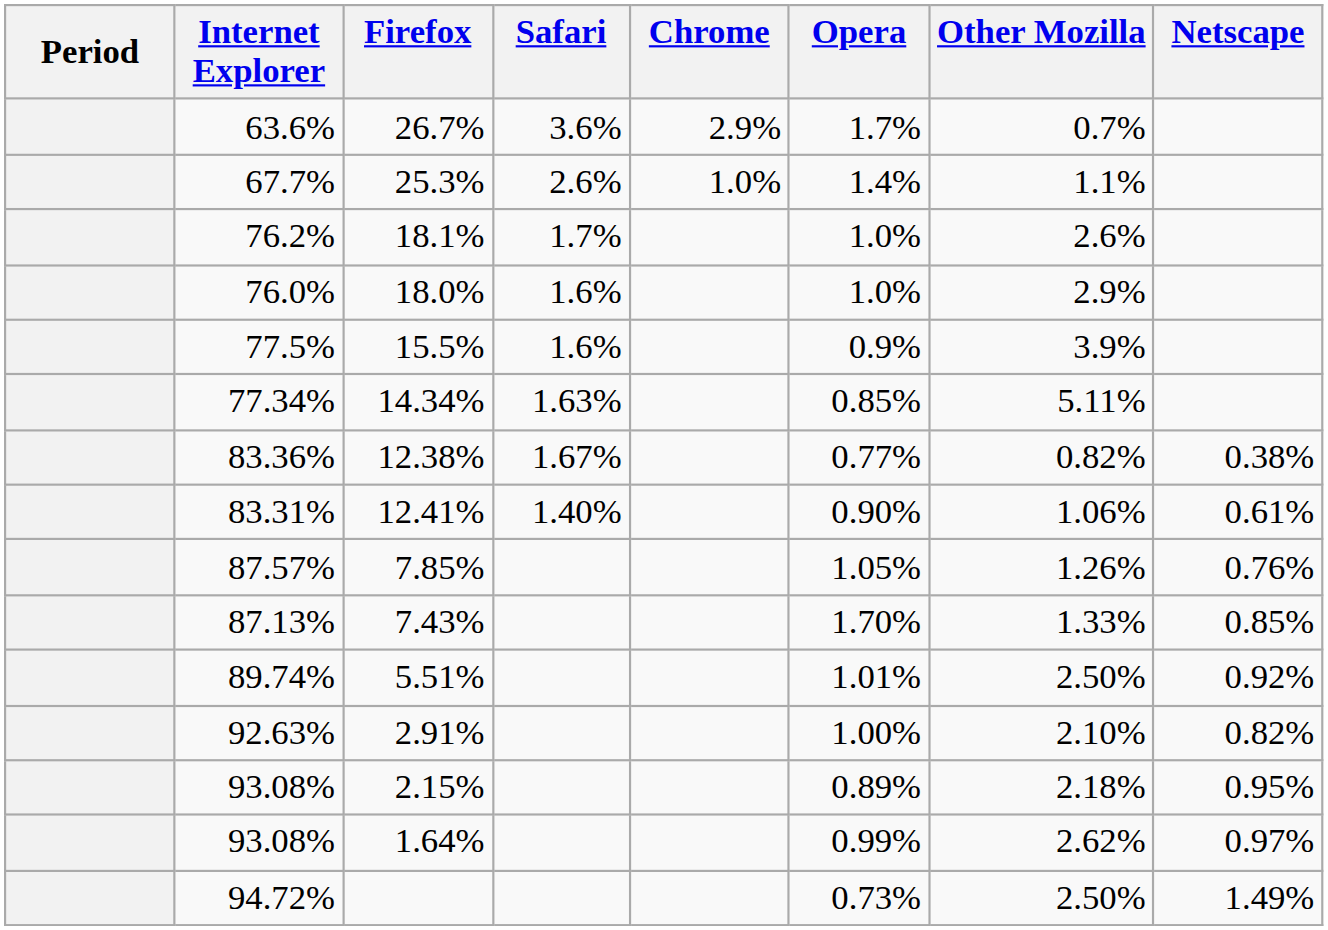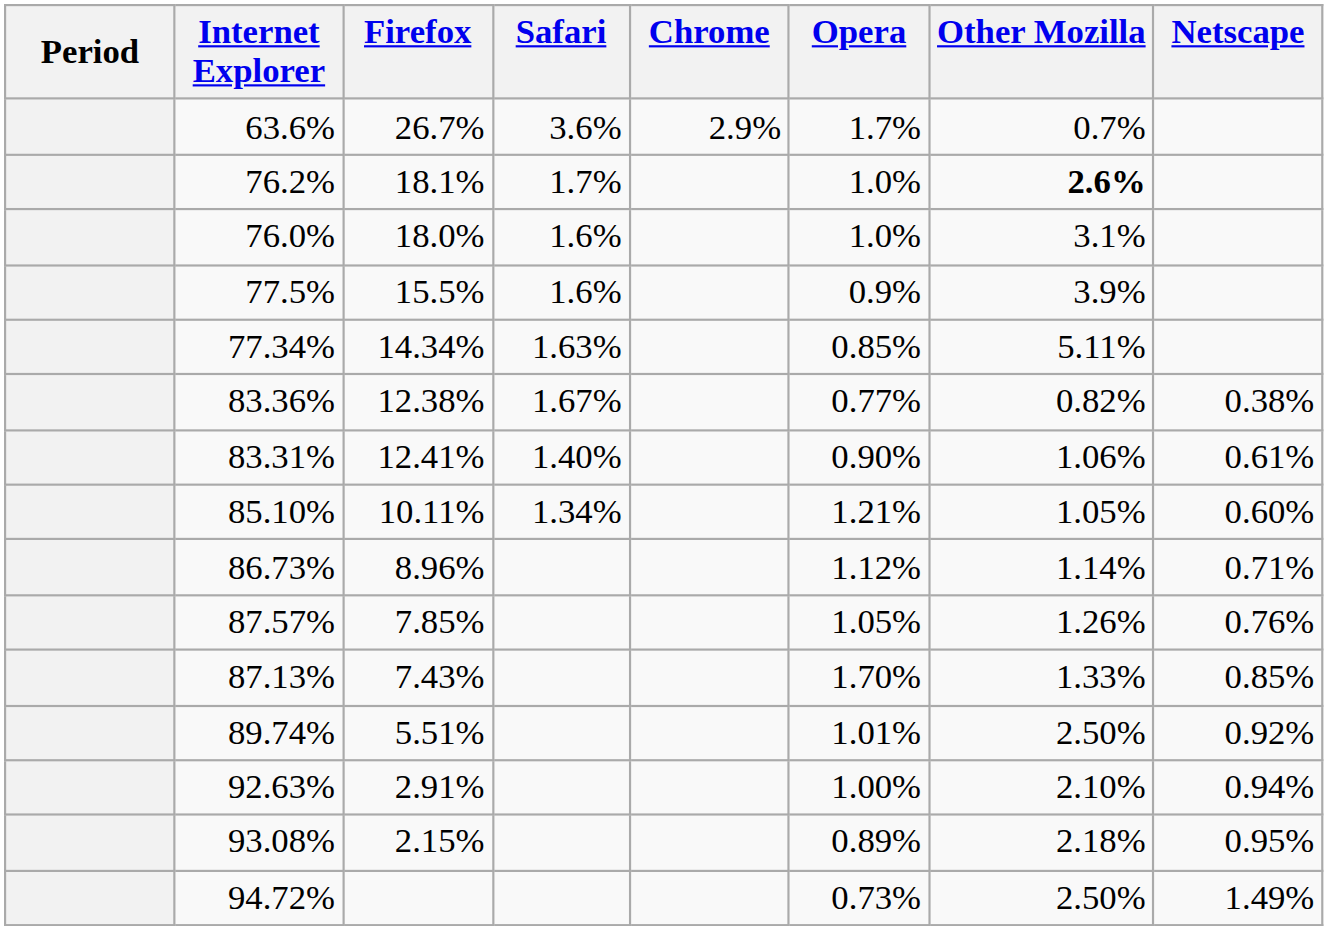- row: (440, 181)
(1109, 236) normal -> (1107, 181) bold
(1109, 291) 2.9% -> (1109, 236) 3.1%
+ row: (432, 511)
+ row: (440, 566)
(1269, 731) 0.82% -> (1269, 786) 0.94%
- row: (440, 841)
